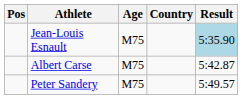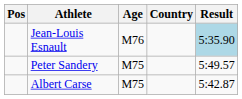(133, 39) M75 -> (133, 39) M76
rows swapped: (61, 65) <-> (64, 84)
